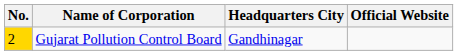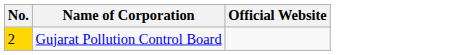- column: (286, 15)
